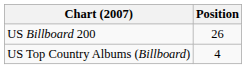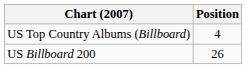rows swapped: (51, 34) <-> (99, 53)
